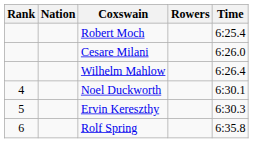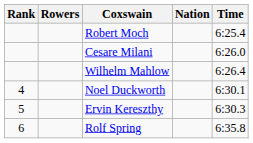columns swapped: (190, 14) <-> (58, 14)
